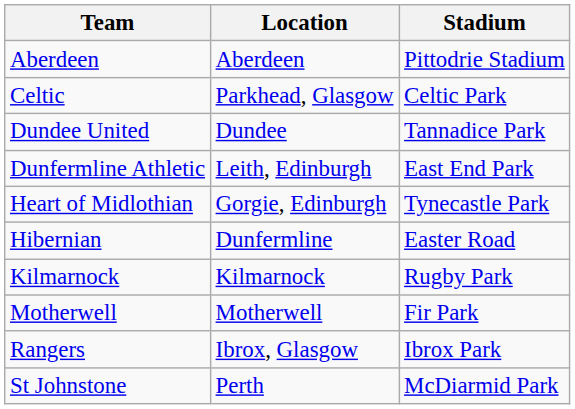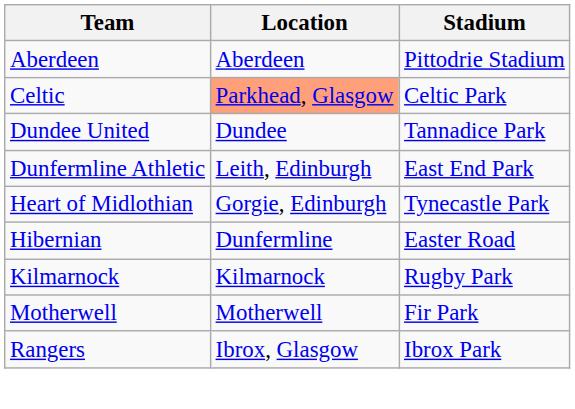(305, 95) no background -> (305, 95) lightsalmon background
- row: (68, 385)
